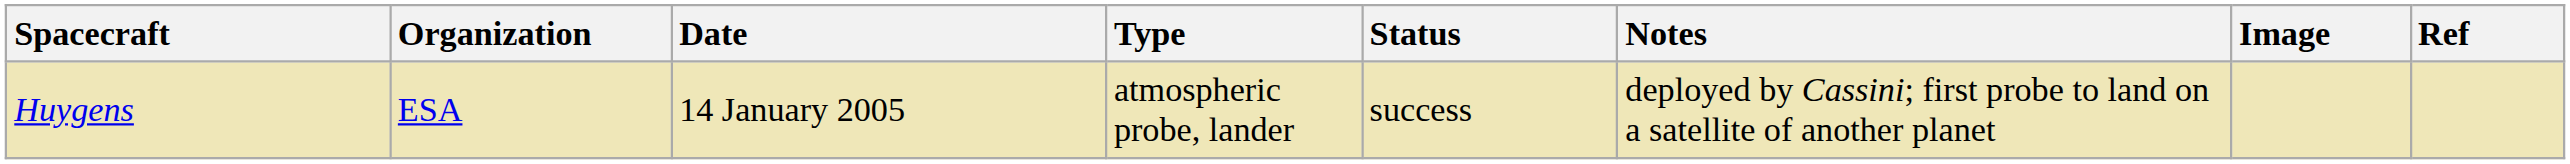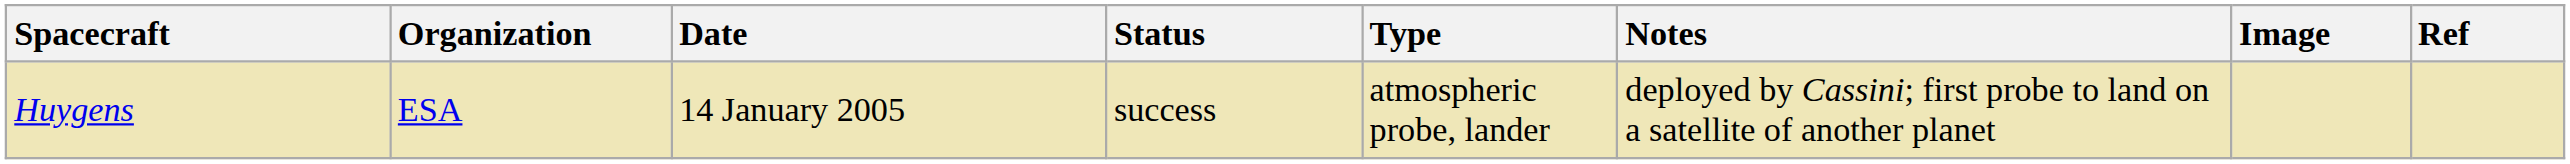columns swapped: (1150, 32) <-> (1415, 32)
